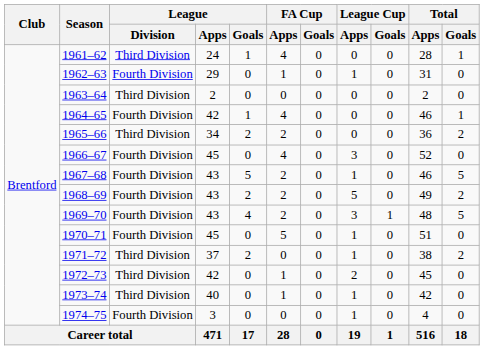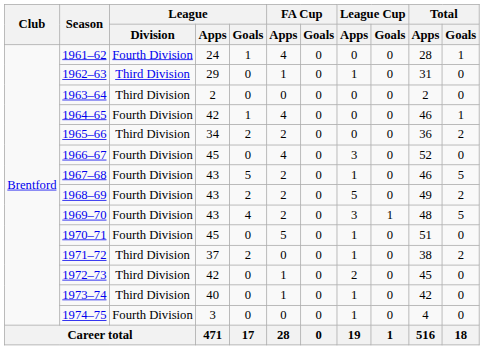(153, 54) Third Division -> (153, 54) Fourth Division
(153, 74) Fourth Division -> (153, 74) Third Division
